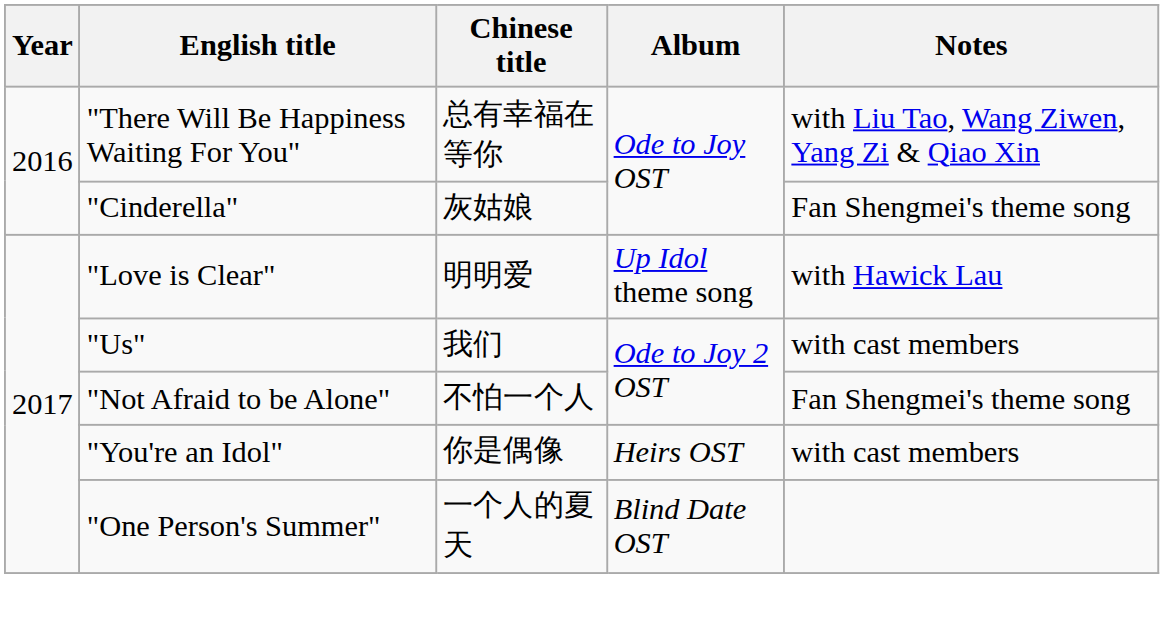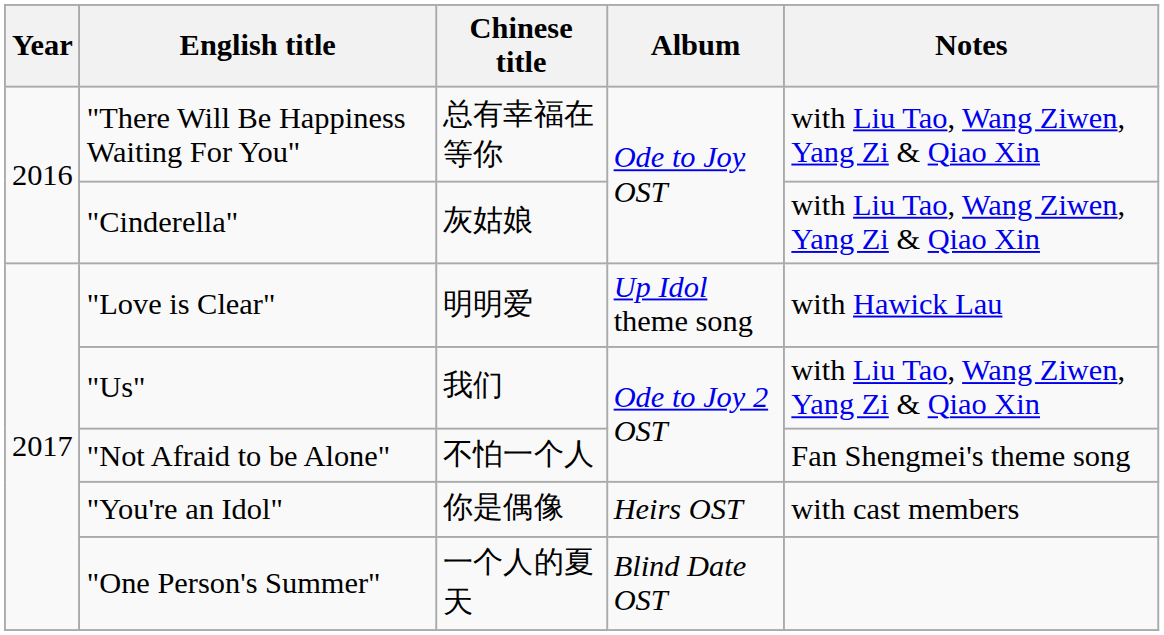(961, 207) Fan Shengmei's theme song -> (958, 221) with Liu Tao, Wang Ziwen, Yang Zi & Qiao Xin
(905, 344) with cast members -> (958, 386) with Liu Tao, Wang Ziwen, Yang Zi & Qiao Xin
